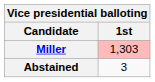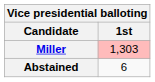(124, 67) 3 -> (124, 67) 6
